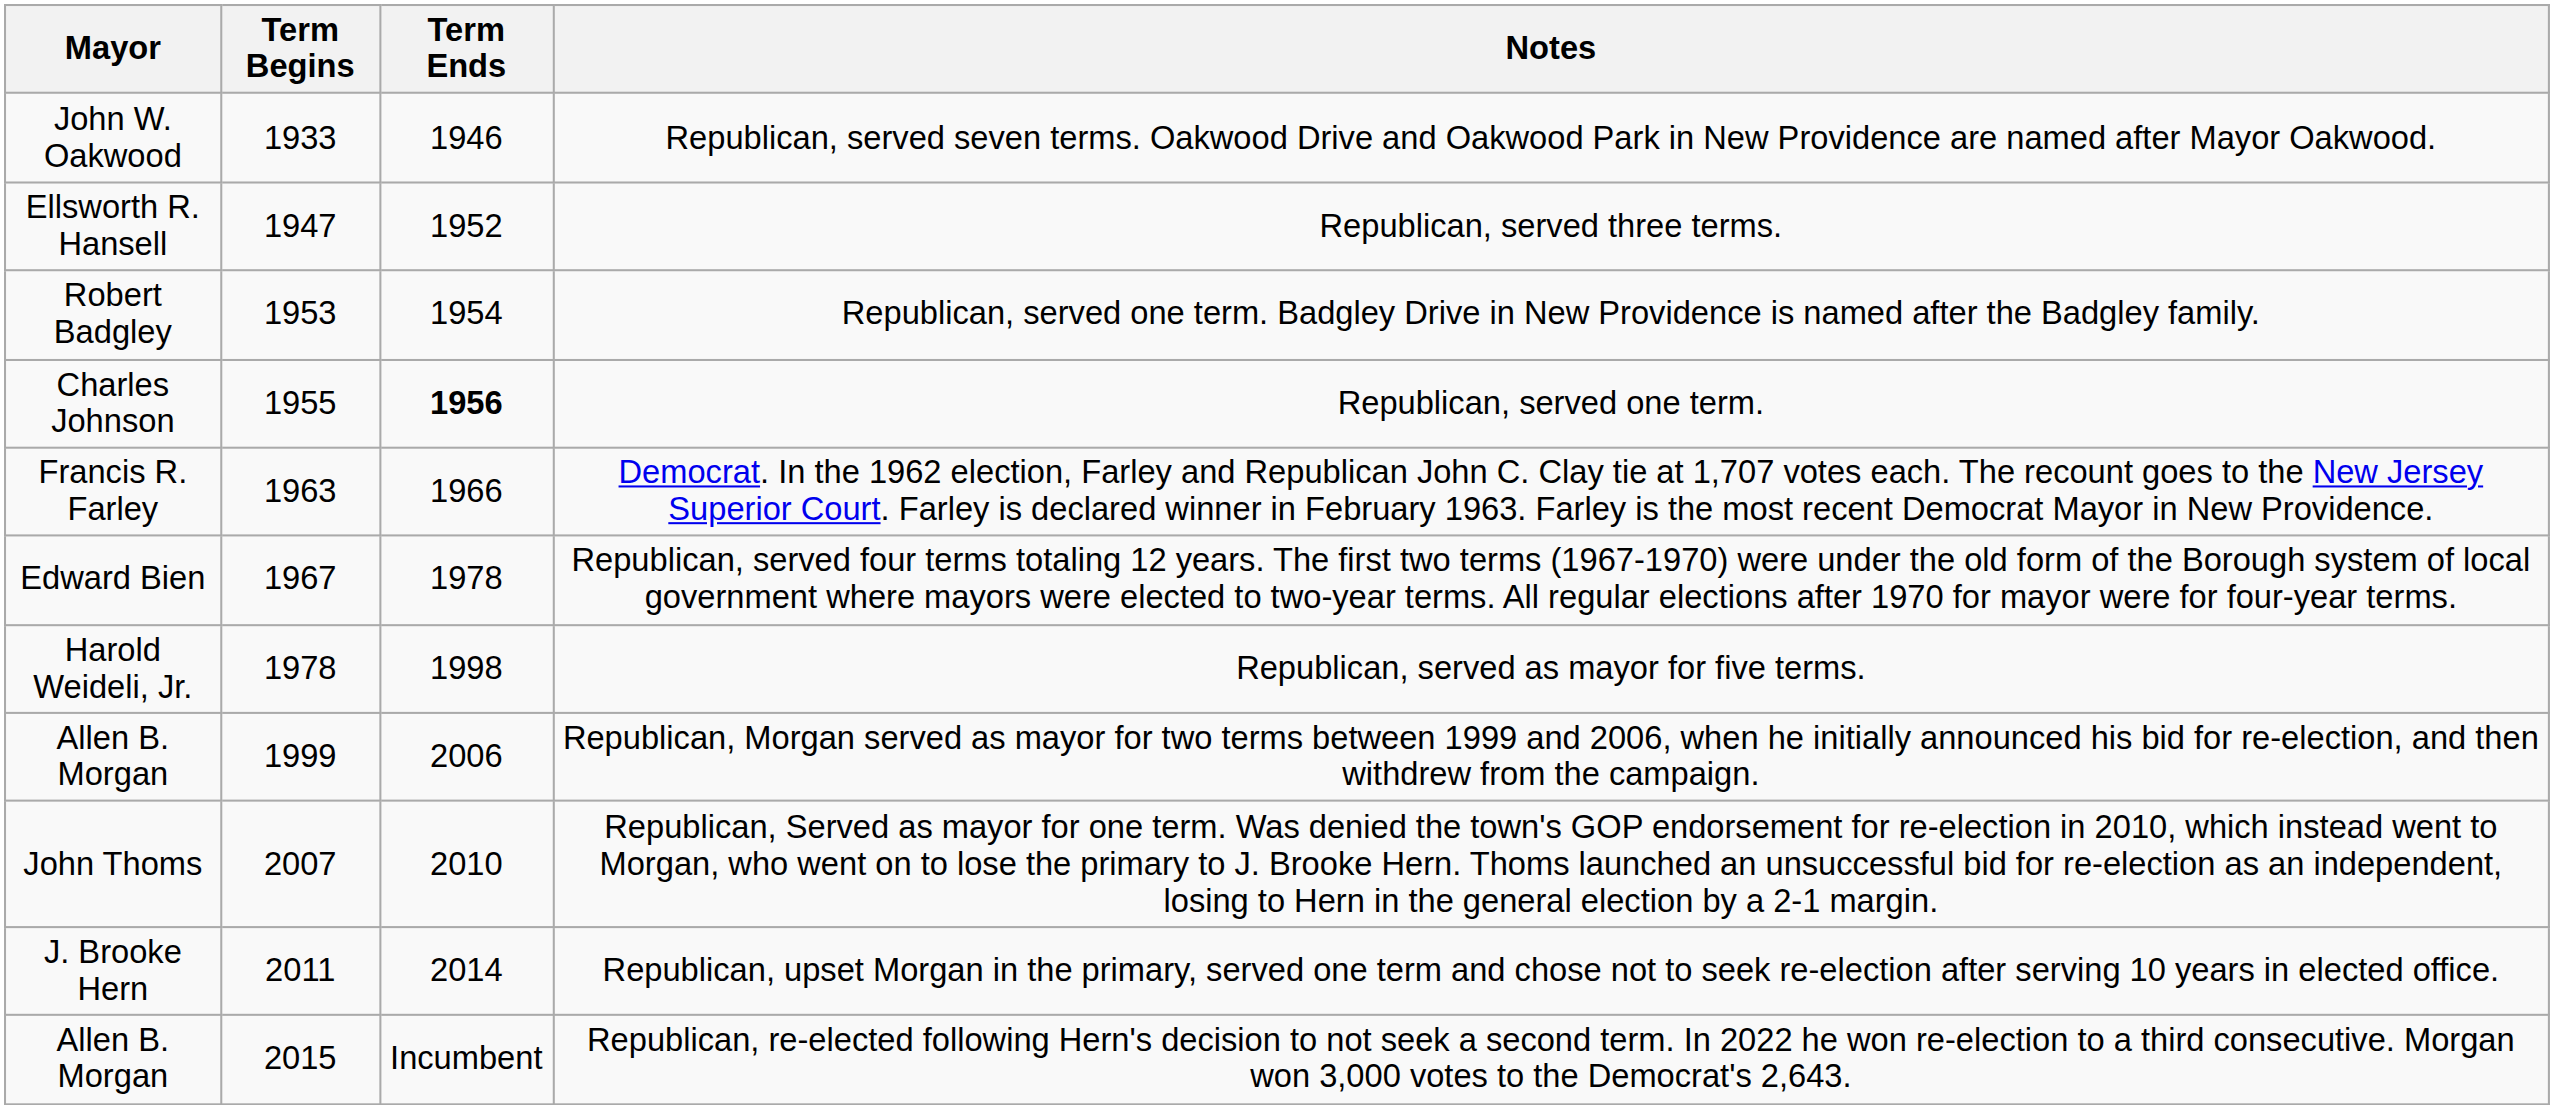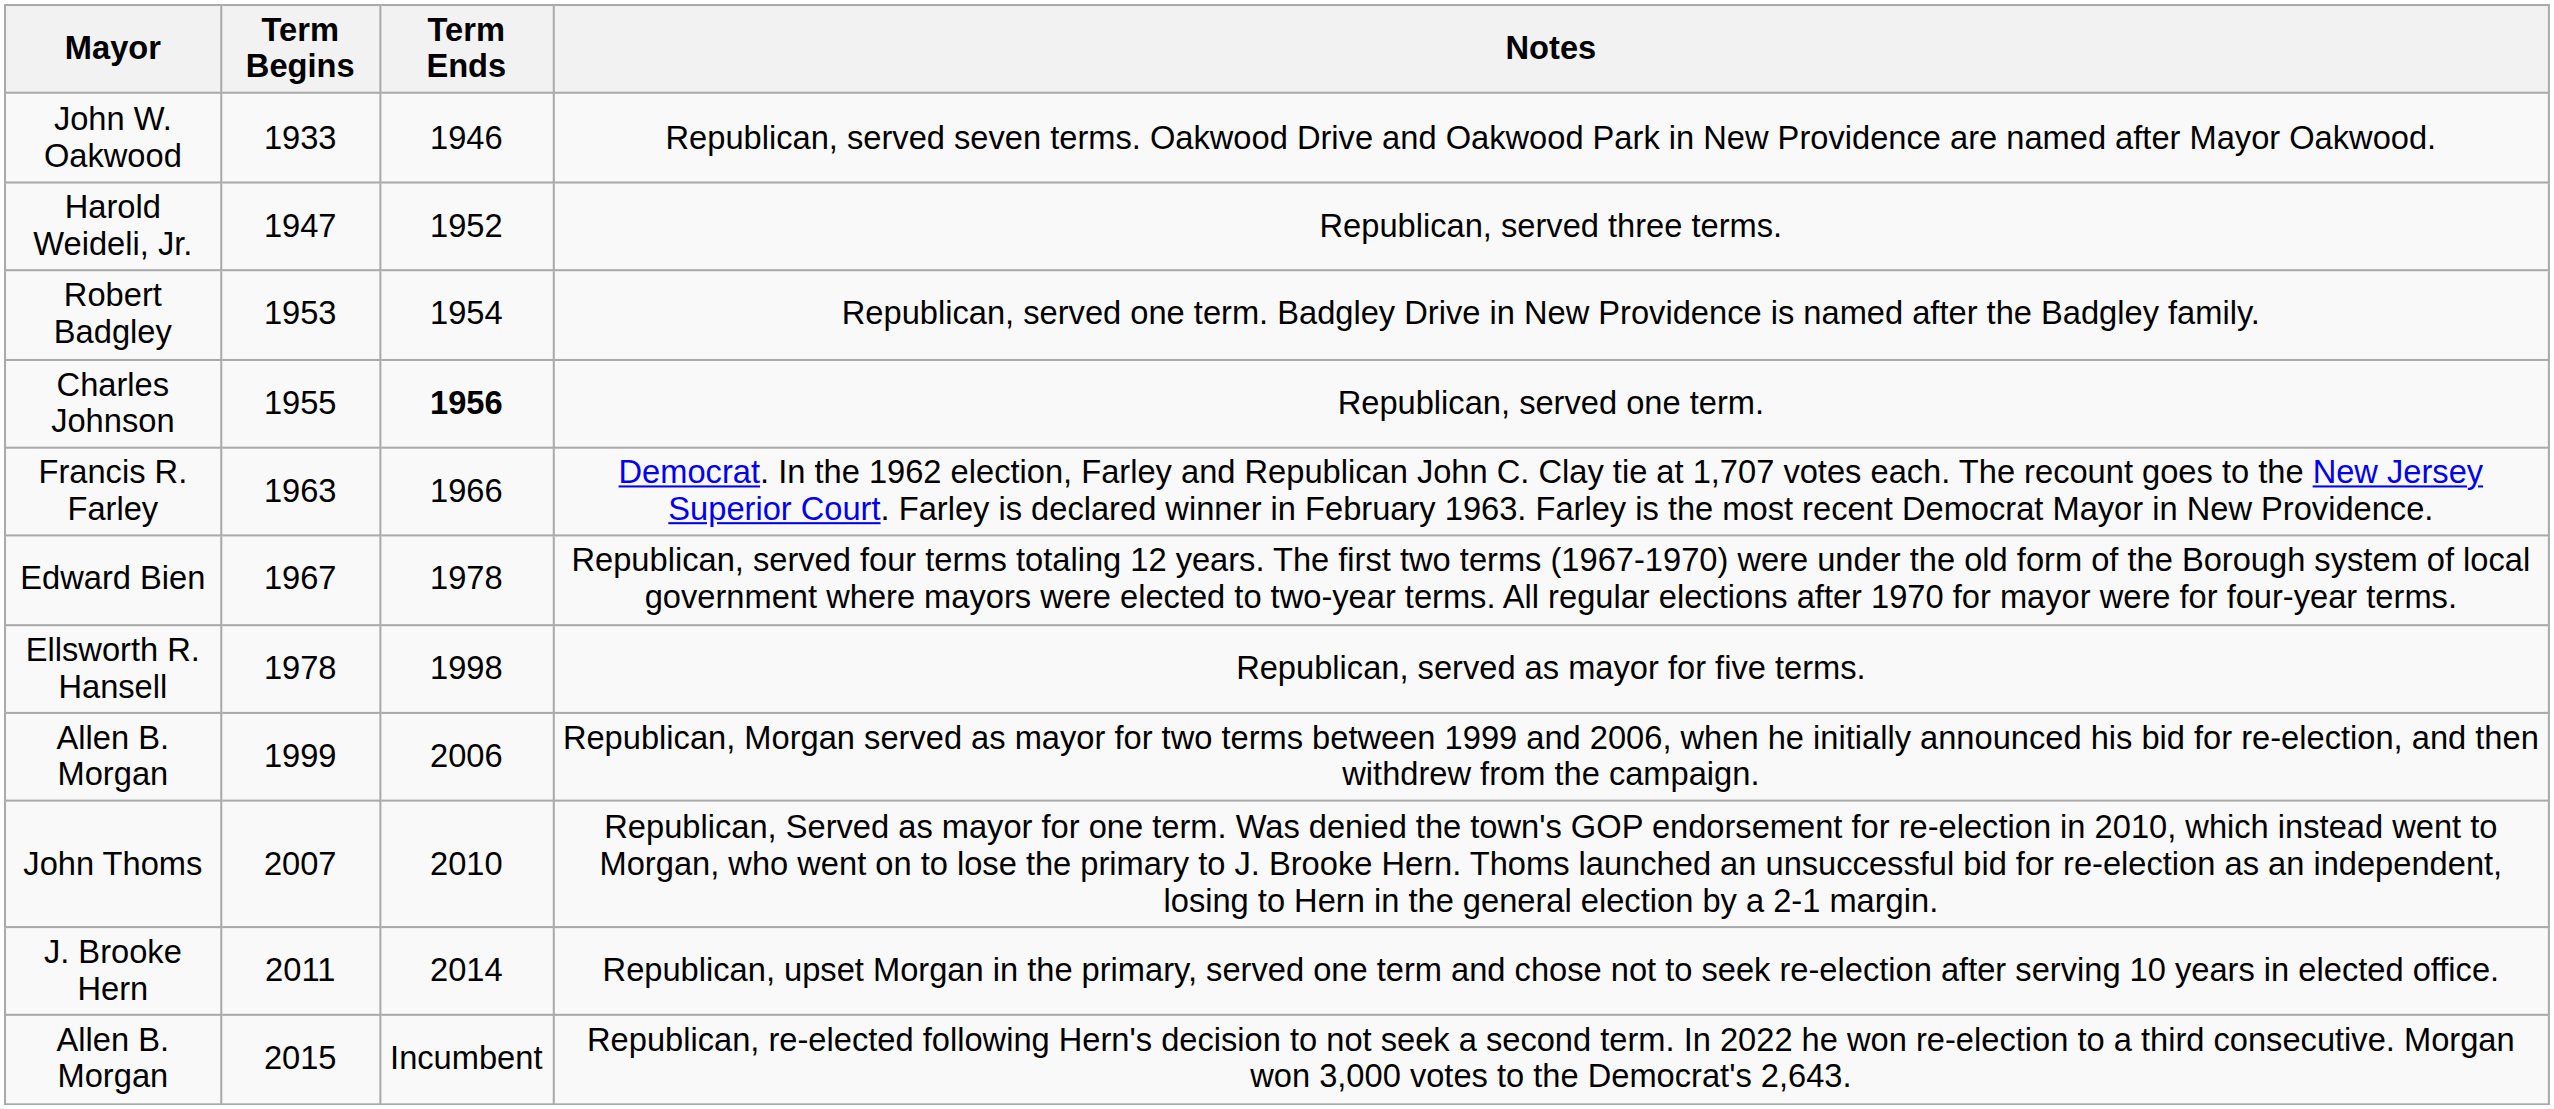(113, 225) Ellsworth R. Hansell -> (113, 225) Harold Weideli, Jr.
(113, 668) Harold Weideli, Jr. -> (113, 668) Ellsworth R. Hansell
